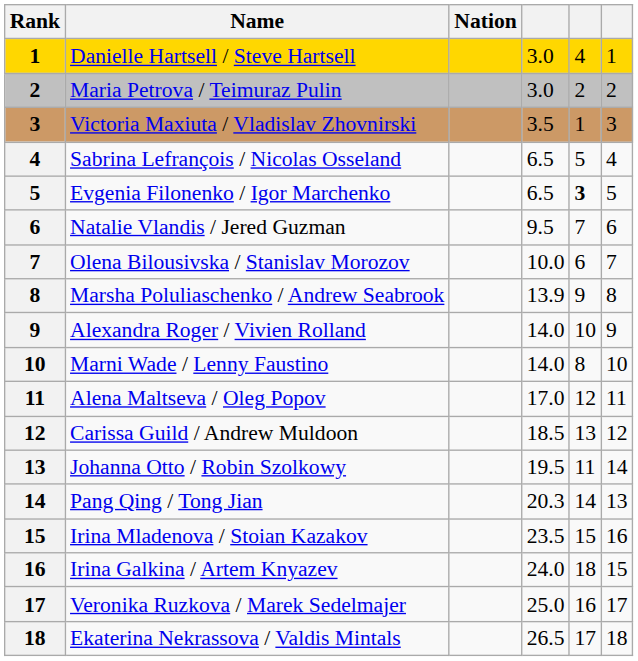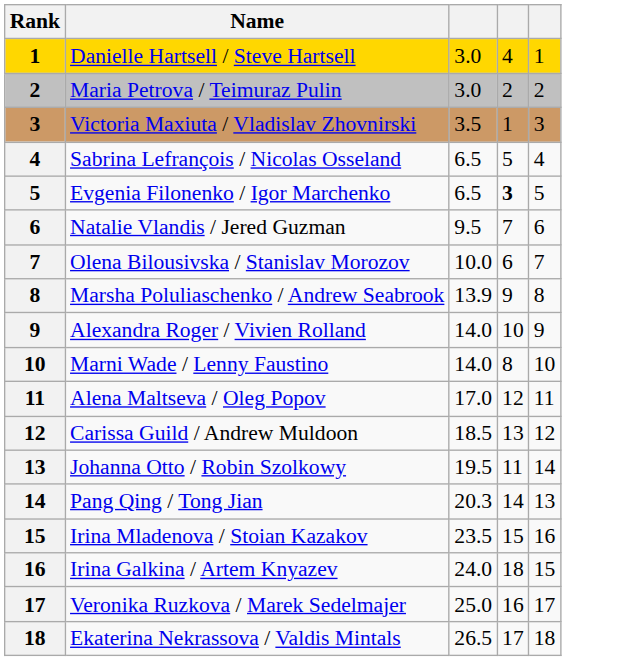- column: (486, 21)
